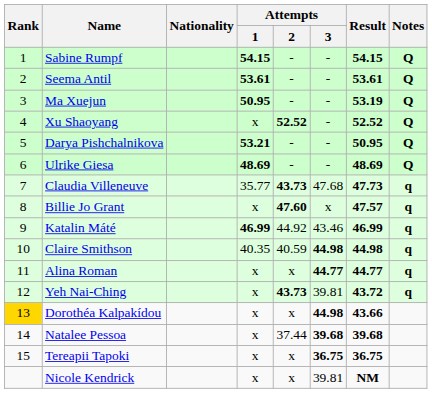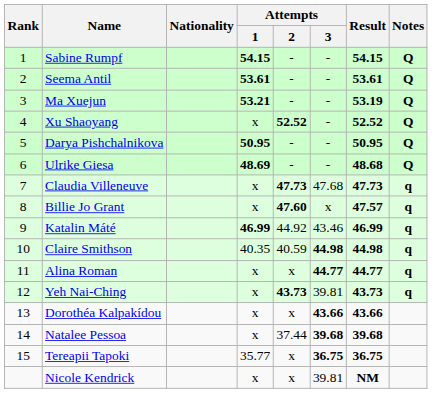(255, 100) 50.95 -> (255, 100) 53.21
(255, 143) 53.21 -> (255, 143) 50.95
(368, 164) 48.69 -> (368, 164) 48.68
(255, 185) 35.77 -> (255, 185) x
(292, 185) 43.73 -> (292, 185) 47.73
(368, 292) 43.72 -> (368, 292) 43.73
(23, 313) gold background -> (23, 313) no background
(328, 313) 44.98 -> (328, 313) 43.66
(255, 356) x -> (255, 356) 35.77
